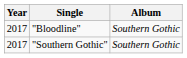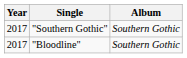rows swapped: (56, 28) <-> (70, 45)
